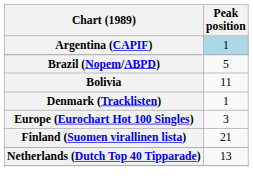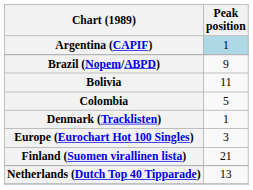(226, 63) 5 -> (226, 63) 9
+ row: (104, 100)
